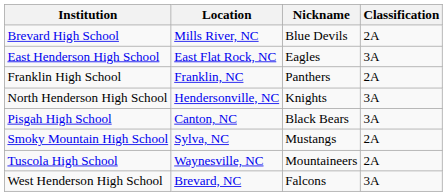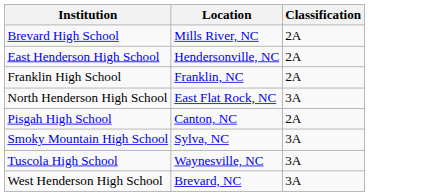- column: (321, 14)
(225, 56) East Flat Rock, NC -> (227, 56) Hendersonville, NC
(371, 56) 3A -> (293, 56) 2A
(227, 98) Hendersonville, NC -> (225, 98) East Flat Rock, NC
(371, 118) 3A -> (293, 118) 2A
(371, 139) 2A -> (293, 139) 3A
(371, 160) 2A -> (293, 160) 3A
